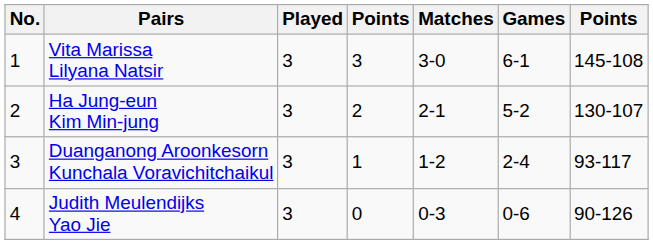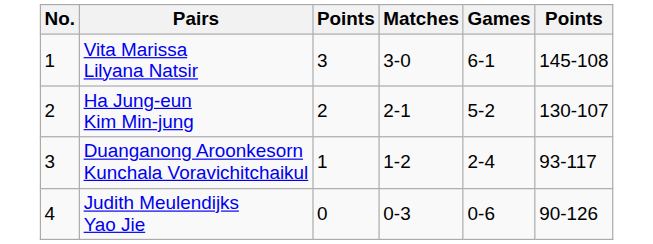- column: (313, 19)
